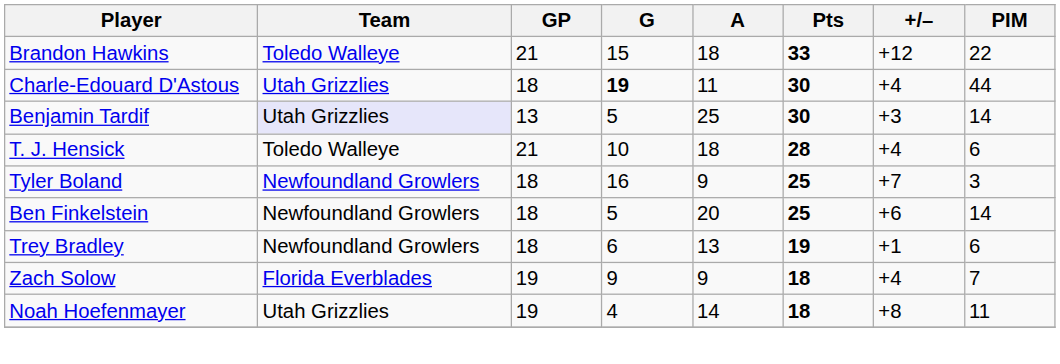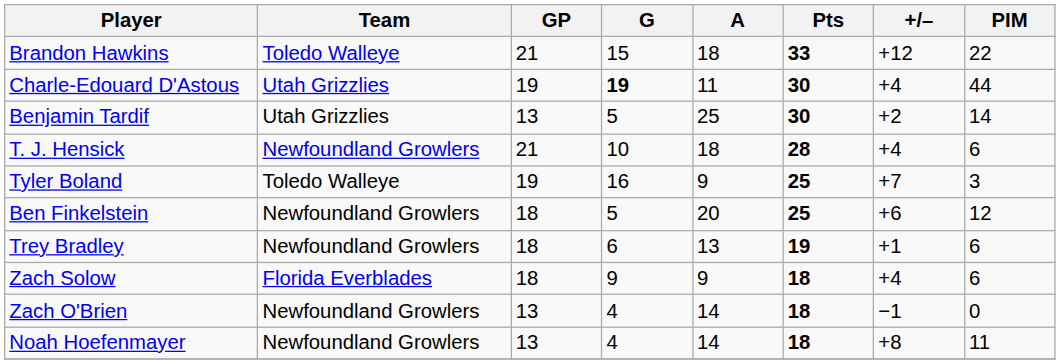(527, 85) 18 -> (527, 85) 19
(326, 117) lavender background -> (326, 117) no background
(890, 117) +3 -> (890, 117) +2
(331, 149) Toledo Walleye -> (371, 149) Newfoundland Growlers
(371, 181) Newfoundland Growlers -> (331, 181) Toledo Walleye
(527, 181) 18 -> (527, 181) 19
(980, 213) 14 -> (980, 213) 12
(527, 278) 19 -> (527, 278) 18
(975, 278) 7 -> (975, 278) 6
+ row: (68, 310)
(326, 310) Utah Grizzlies -> (371, 342) Newfoundland Growlers
(527, 310) 19 -> (527, 342) 13
